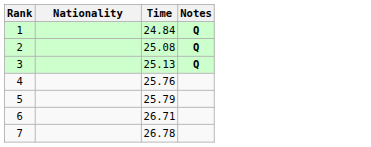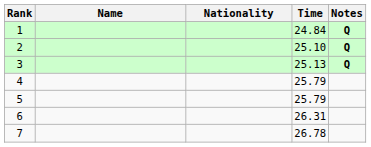+ column: (110, 13)
(159, 47) 25.08 -> (310, 47) 25.10
(159, 82) 25.76 -> (310, 82) 25.79
(159, 116) 26.71 -> (310, 116) 26.31
